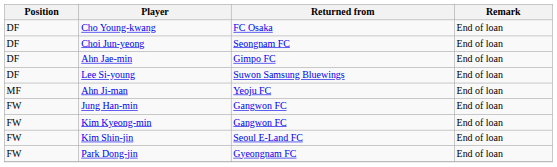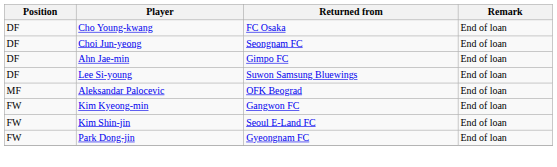+ row: (121, 91)
- row: (105, 91)
- row: (109, 106)
